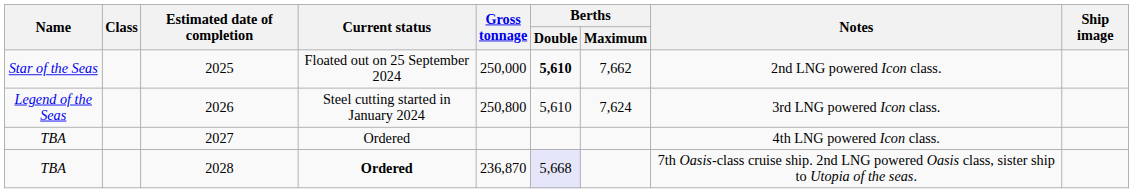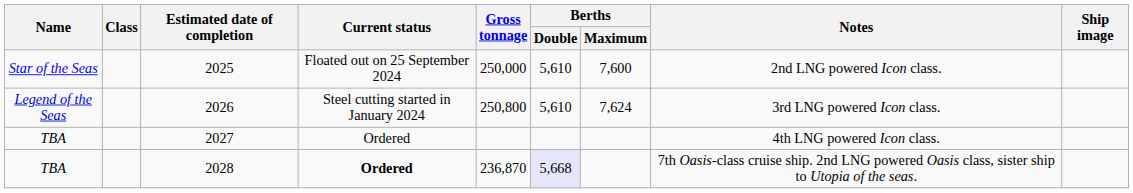(556, 68) bold -> (556, 68) normal
(616, 68) 7,662 -> (616, 68) 7,600
